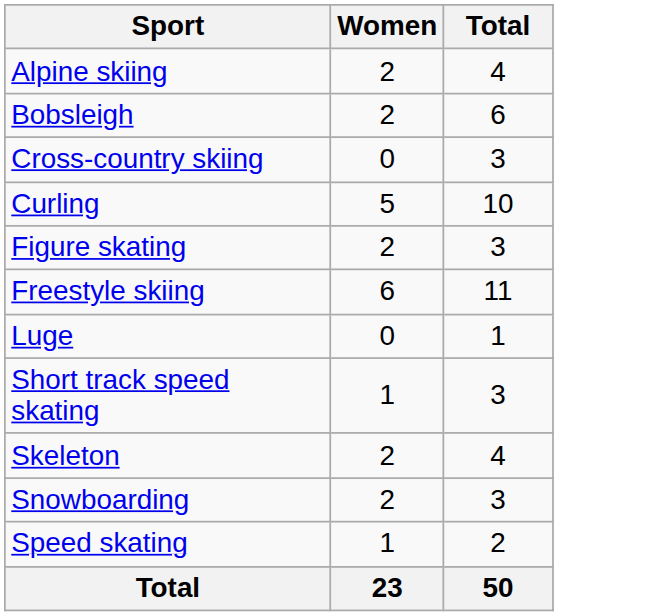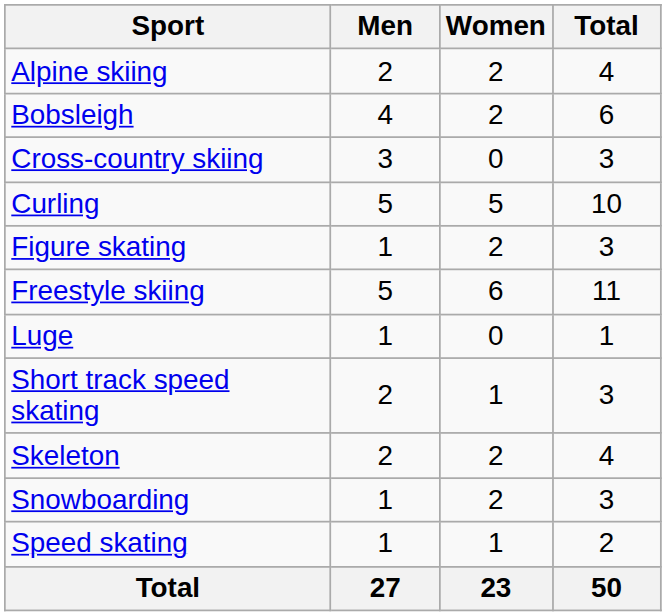+ column: (385, 26)
